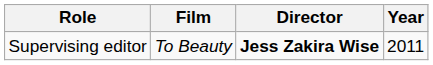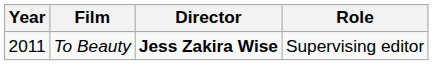columns swapped: (406, 18) <-> (78, 18)
